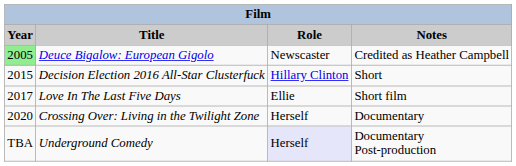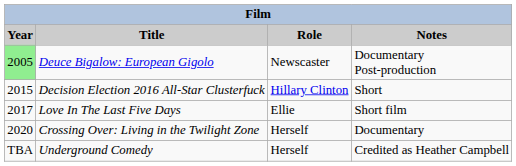(432, 55) Credited as Heather Campbell -> (395, 62) Documentary Post-production
(289, 143) lavender background -> (289, 150) no background
(395, 143) Documentary Post-production -> (432, 150) Credited as Heather Campbell
